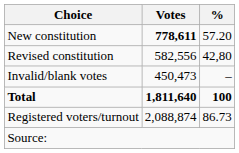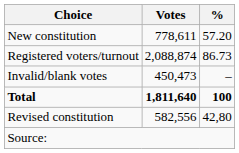(176, 35) bold -> (176, 35) normal
rows swapped: (60, 55) <-> (73, 117)
